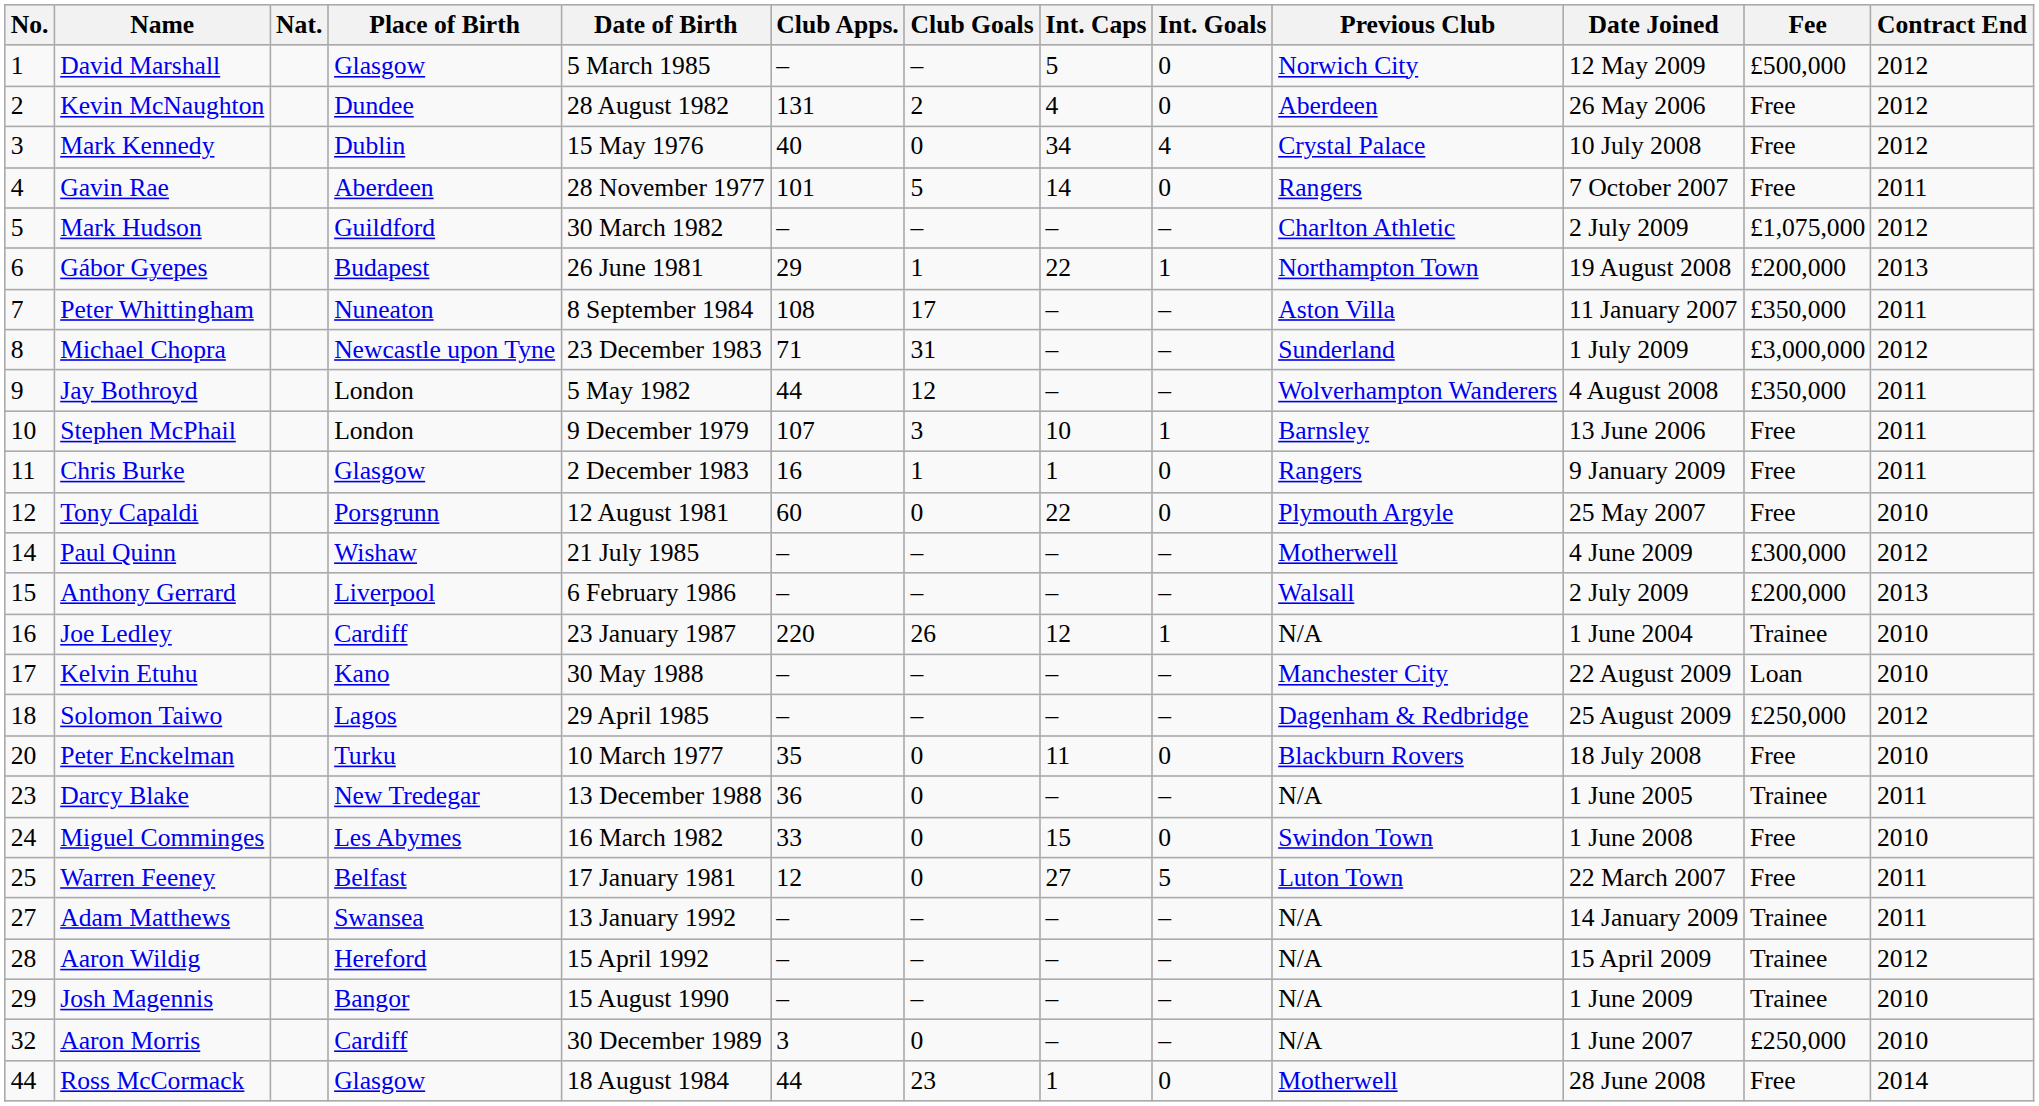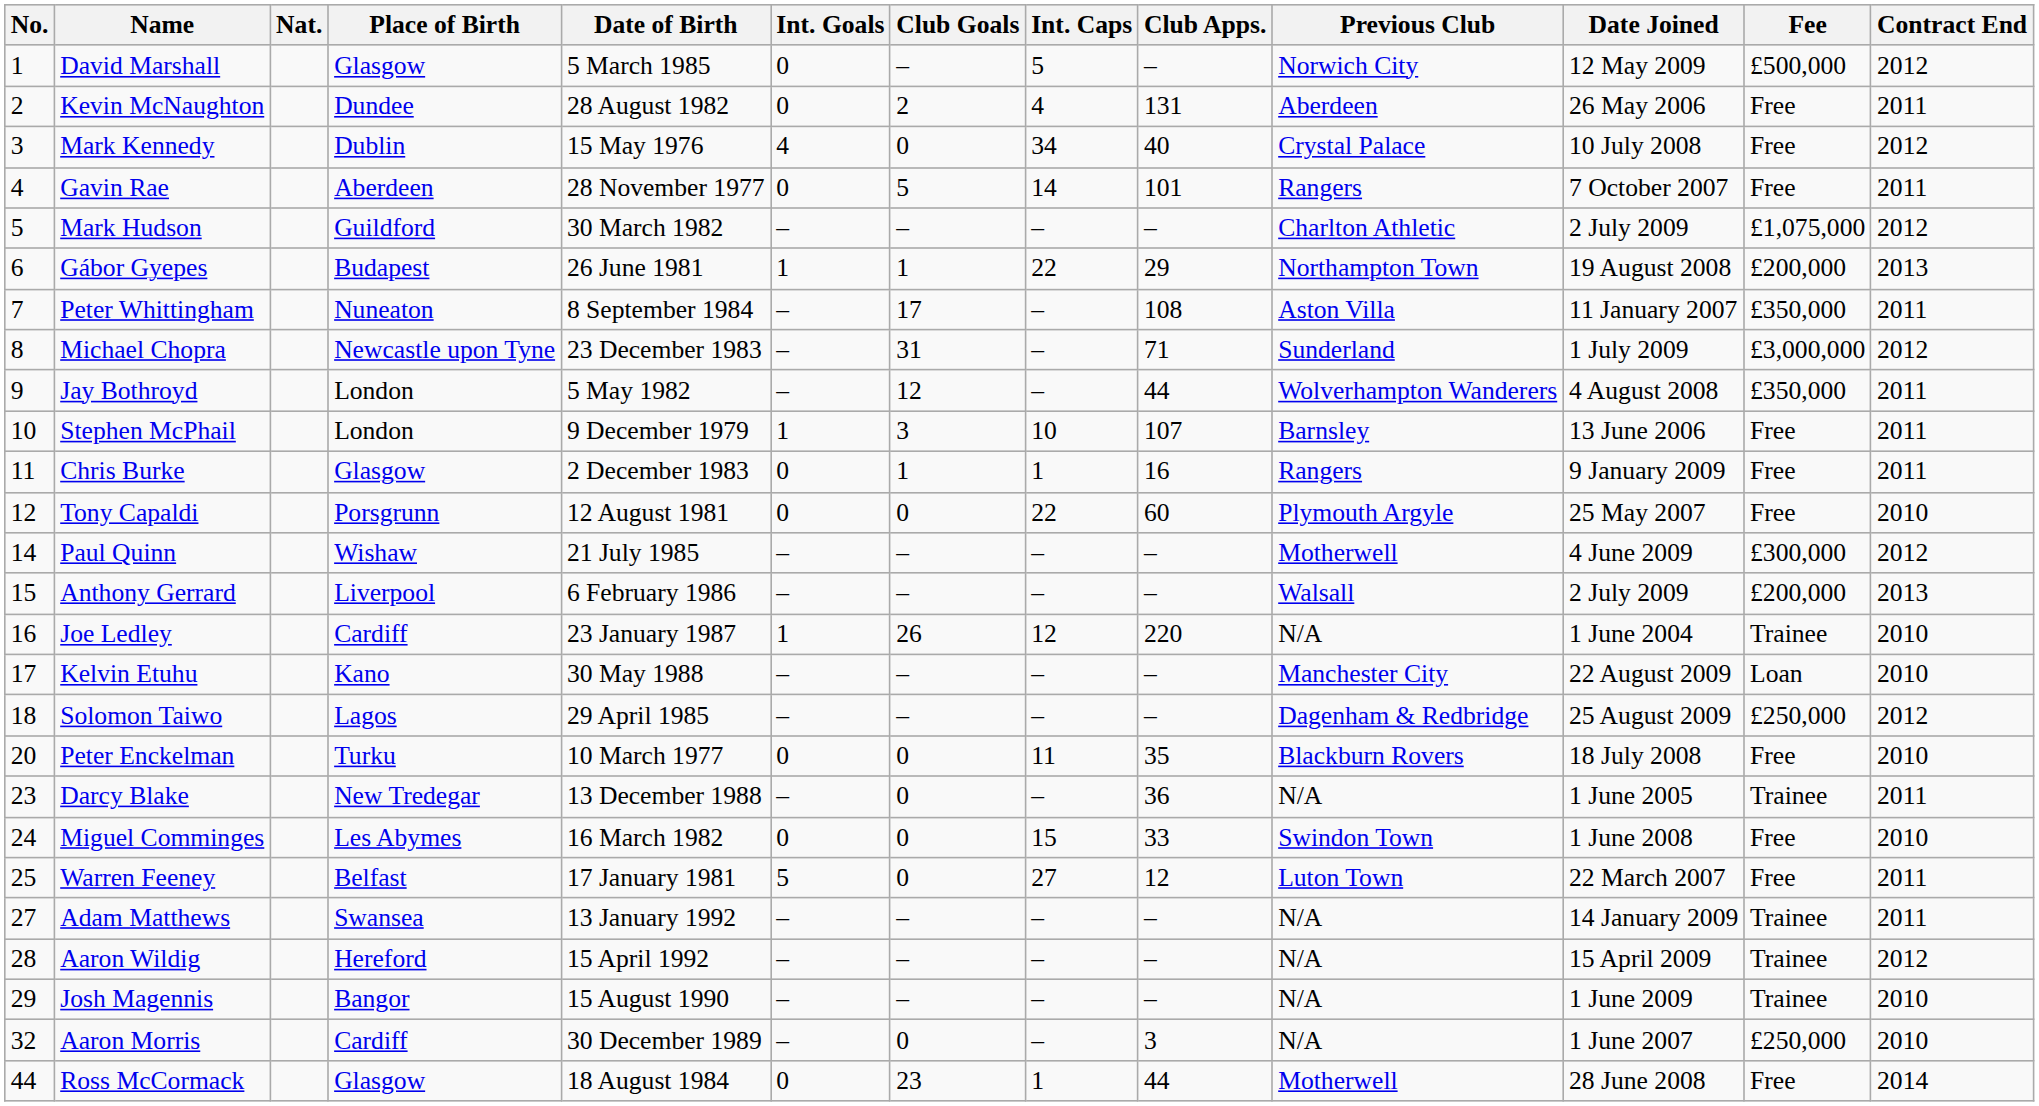columns swapped: (838, 24) <-> (1212, 24)
(1903, 106) 2012 -> (1902, 106) 2011
